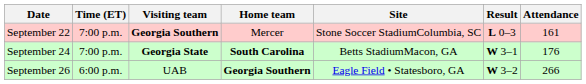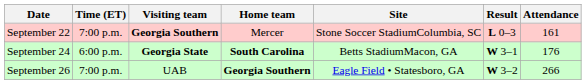(101, 51) 7:00 p.m. -> (101, 51) 6:00 p.m.
(101, 70) 6:00 p.m. -> (101, 70) 7:00 p.m.
